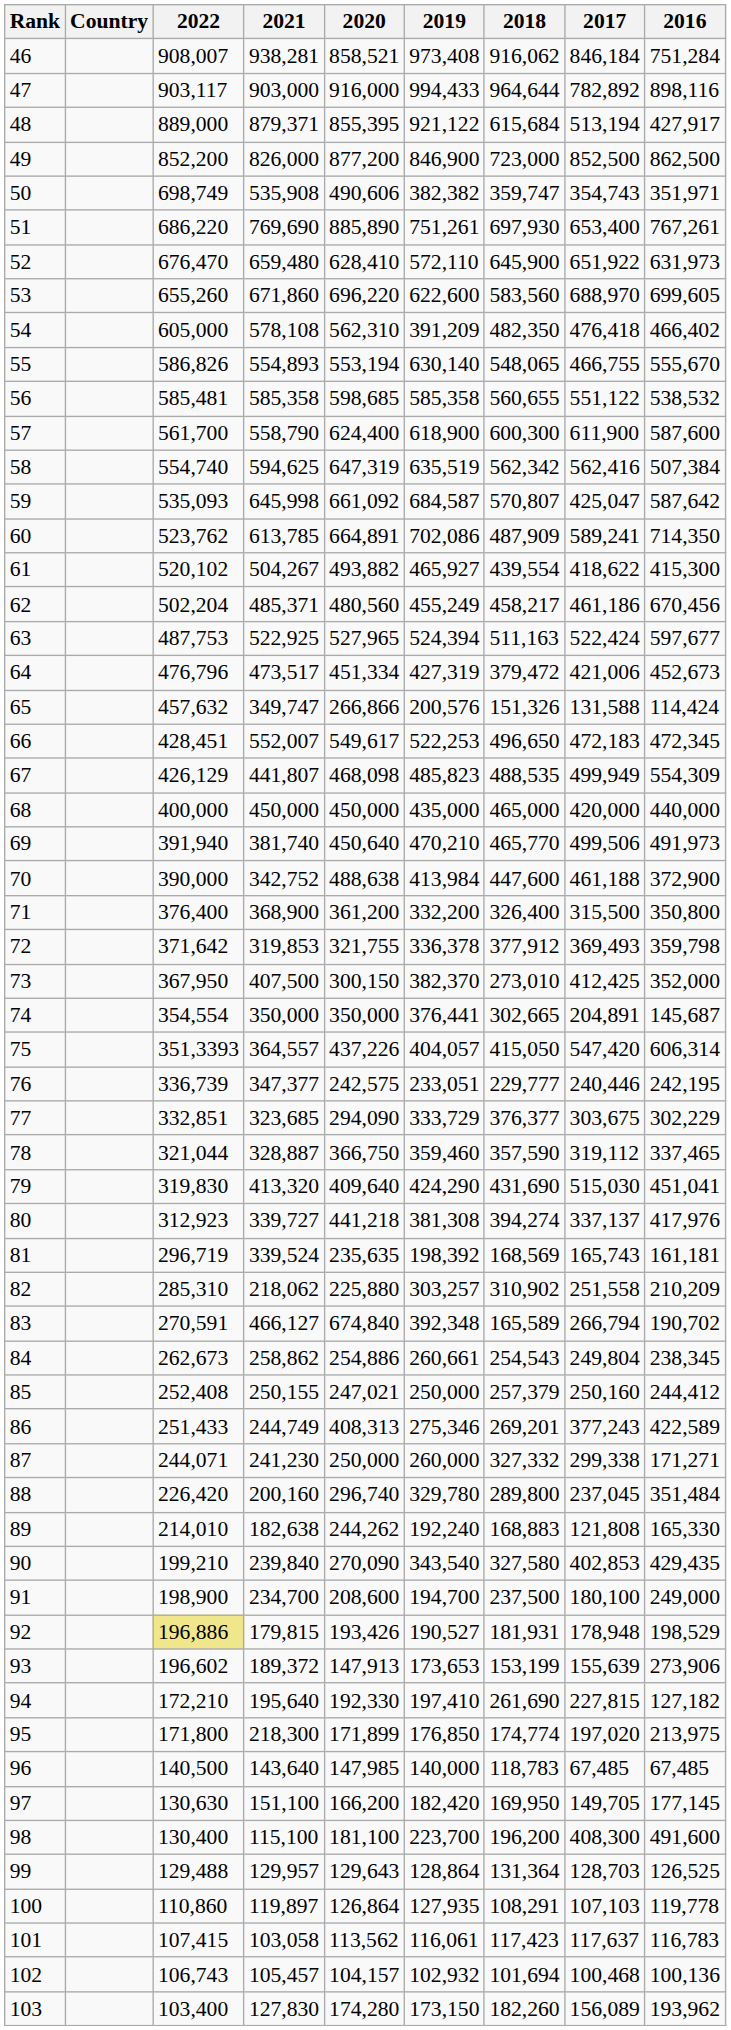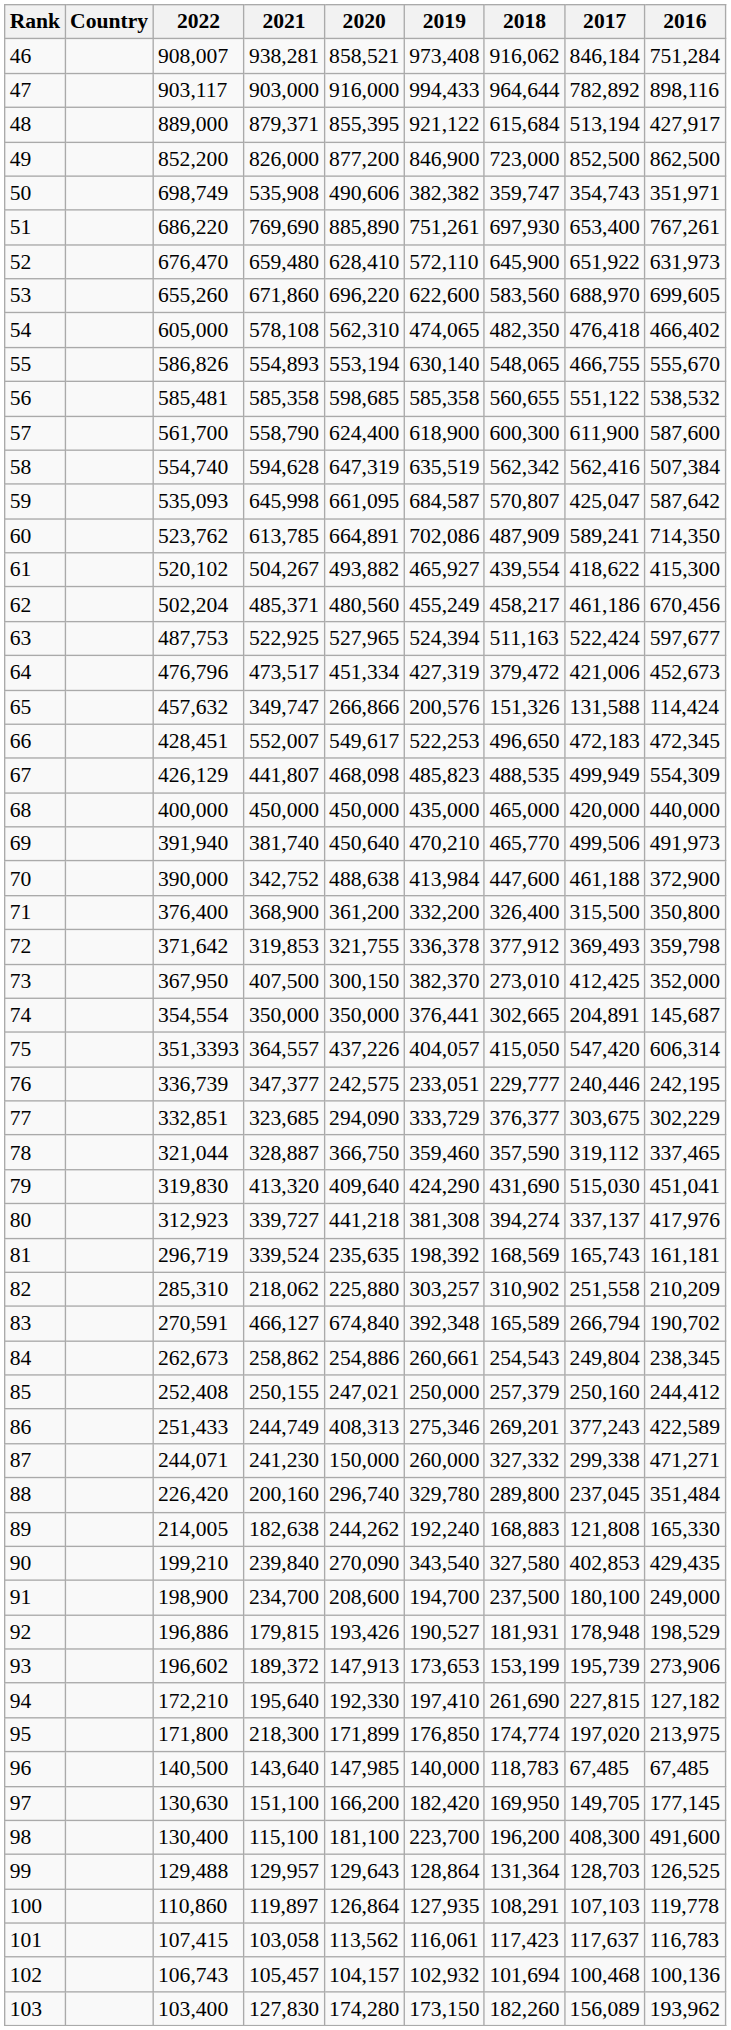(444, 329) 391,209 -> (444, 329) 474,065
(284, 466) 594,625 -> (284, 466) 594,628
(364, 501) 661,092 -> (364, 501) 661,095
(364, 1460) 250,000 -> (364, 1460) 150,000
(685, 1460) 171,271 -> (685, 1460) 471,271
(193, 1528) 214,010 -> (193, 1528) 214,005
(193, 1631) khaki background -> (193, 1631) no background
(605, 1665) 155,639 -> (605, 1665) 195,739
